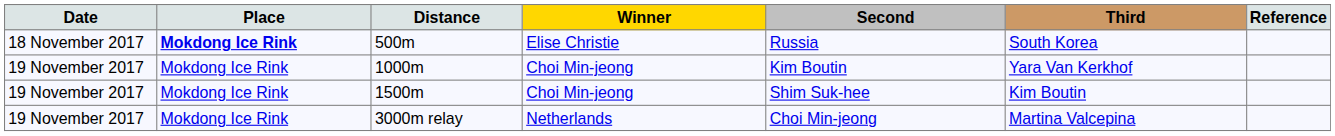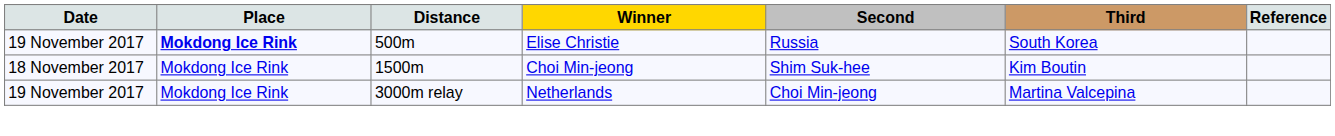(76, 42) 18 November 2017 -> (76, 42) 19 November 2017
- row: (399, 68)
(76, 93) 19 November 2017 -> (76, 68) 18 November 2017
